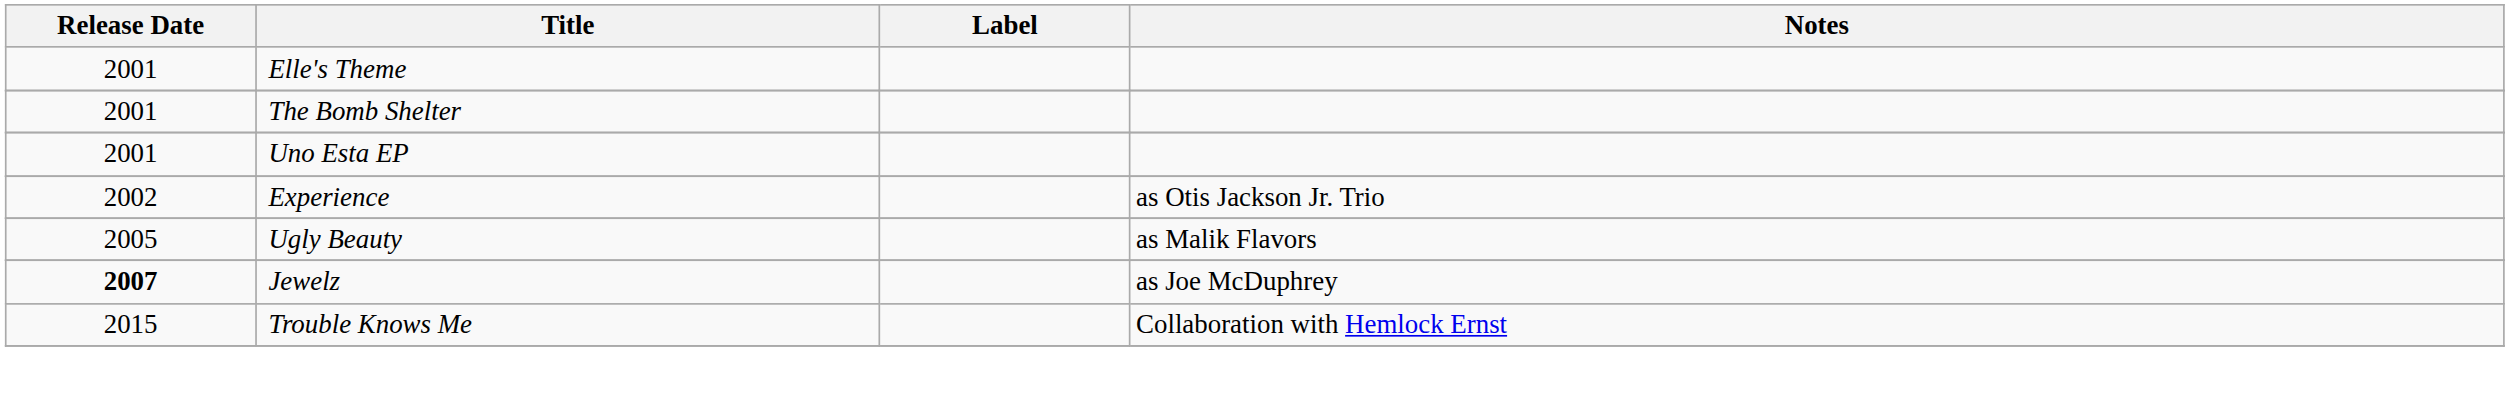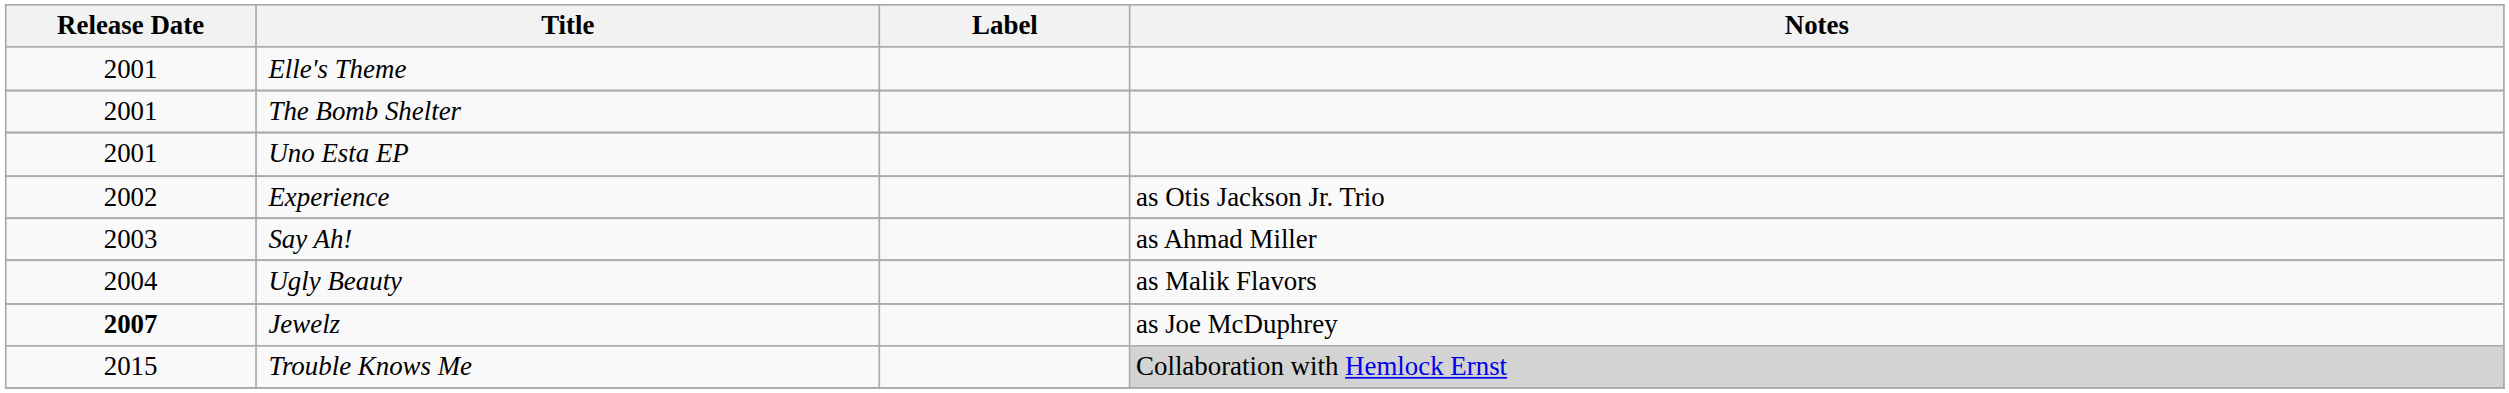+ row: (307, 238)
(131, 238) 2005 -> (131, 281) 2004
(1322, 324) no background -> (1322, 366) lightgrey background
